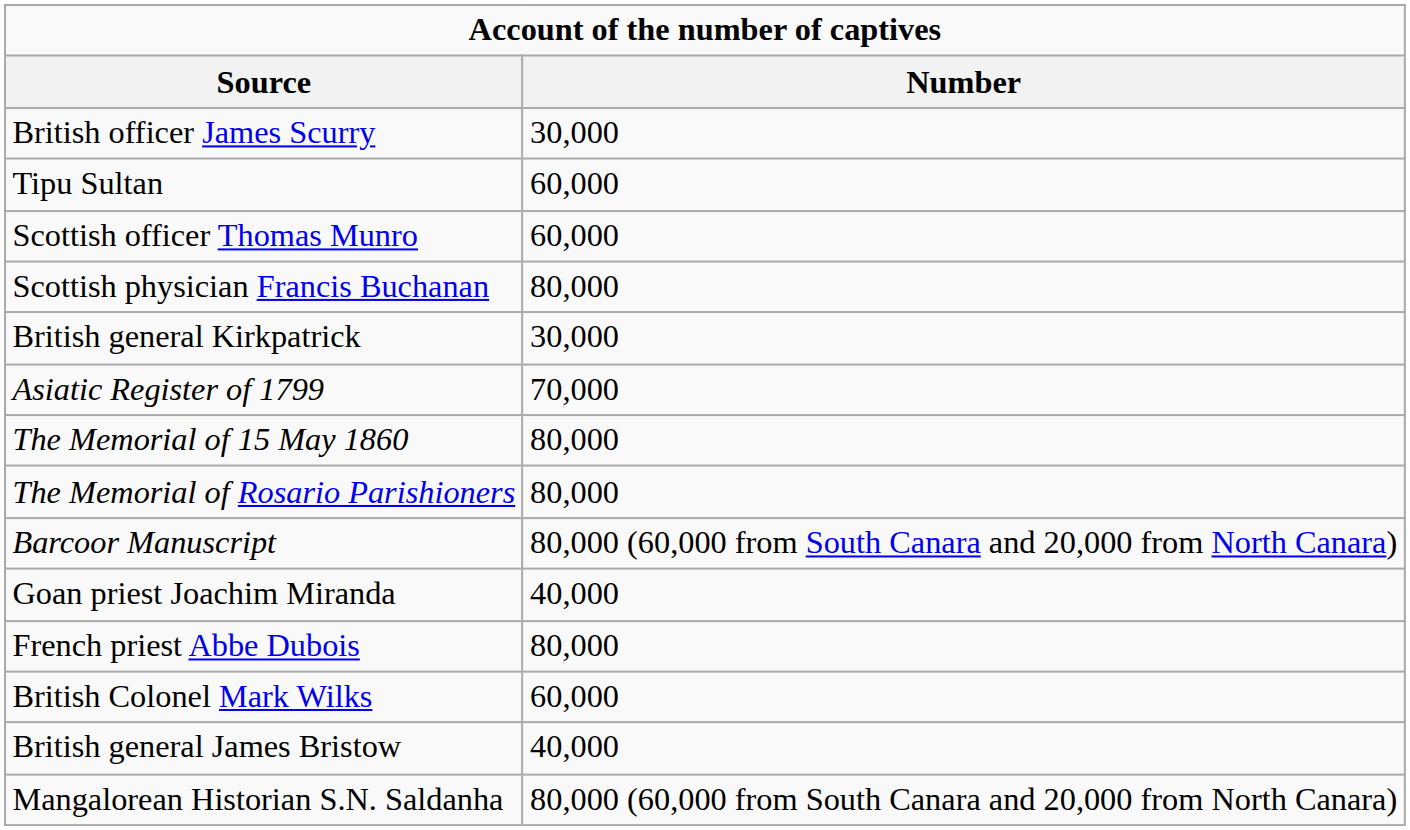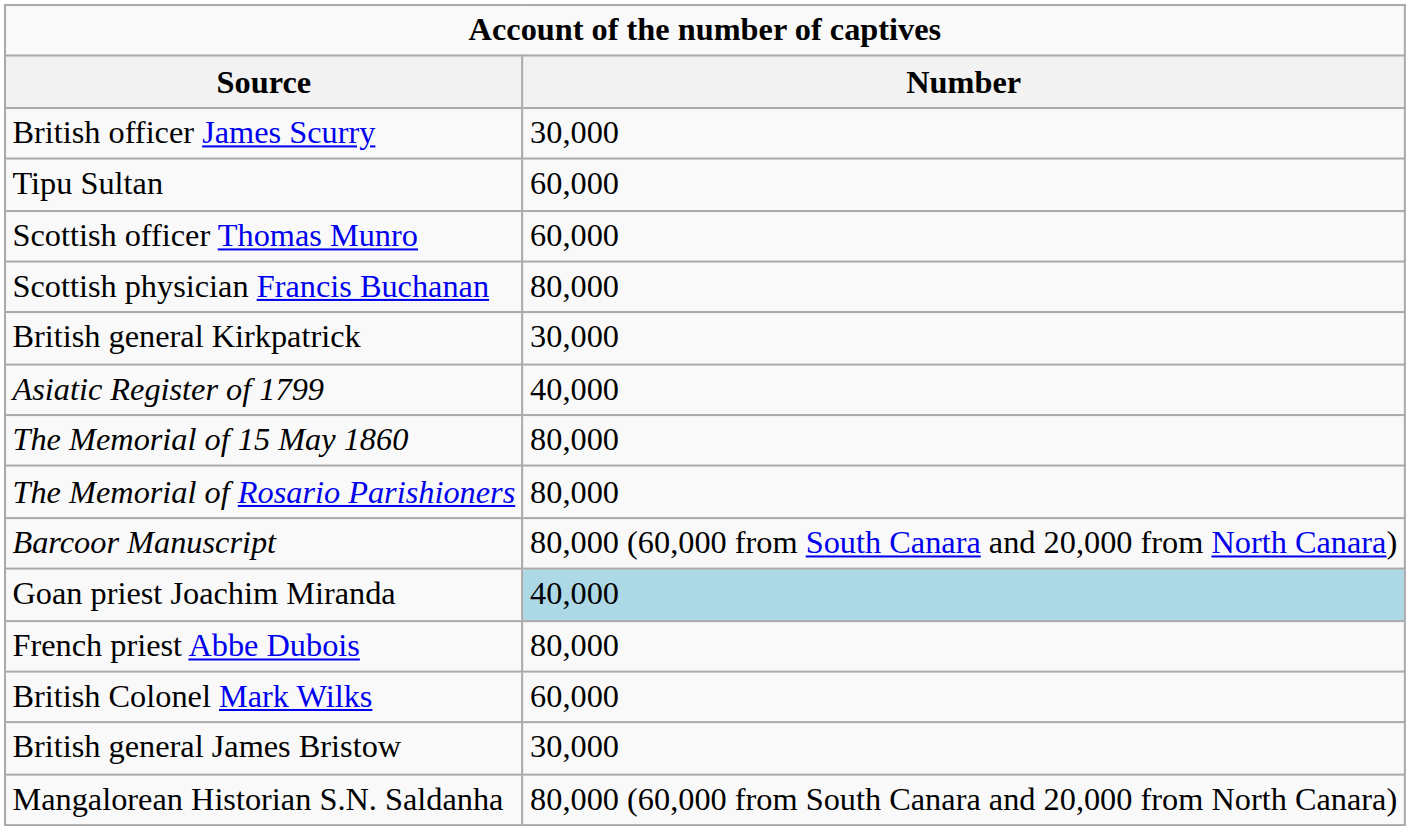(575, 388) 70,000 -> (575, 388) 40,000
(575, 593) no background -> (575, 593) lightblue background
(575, 747) 40,000 -> (575, 747) 30,000
